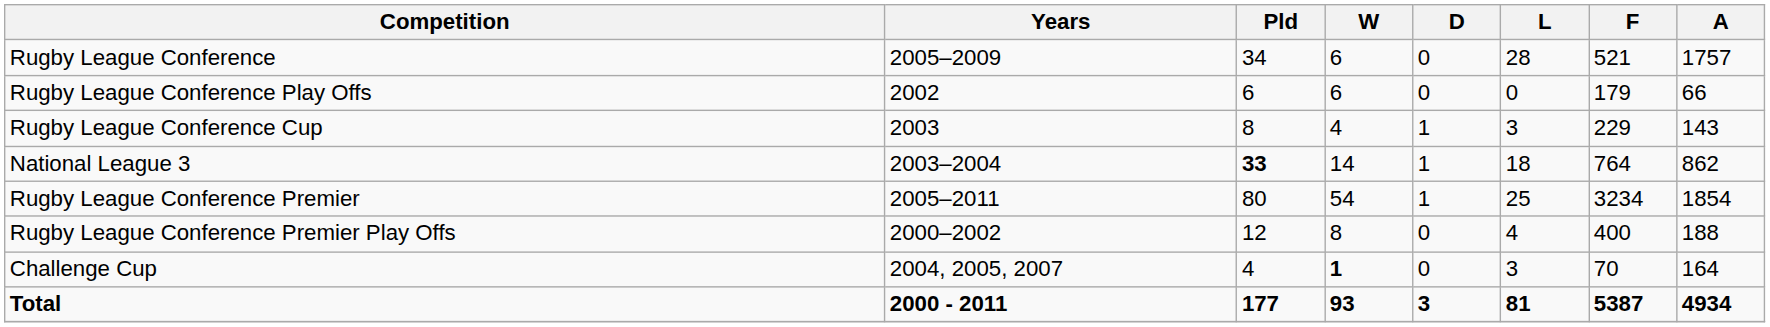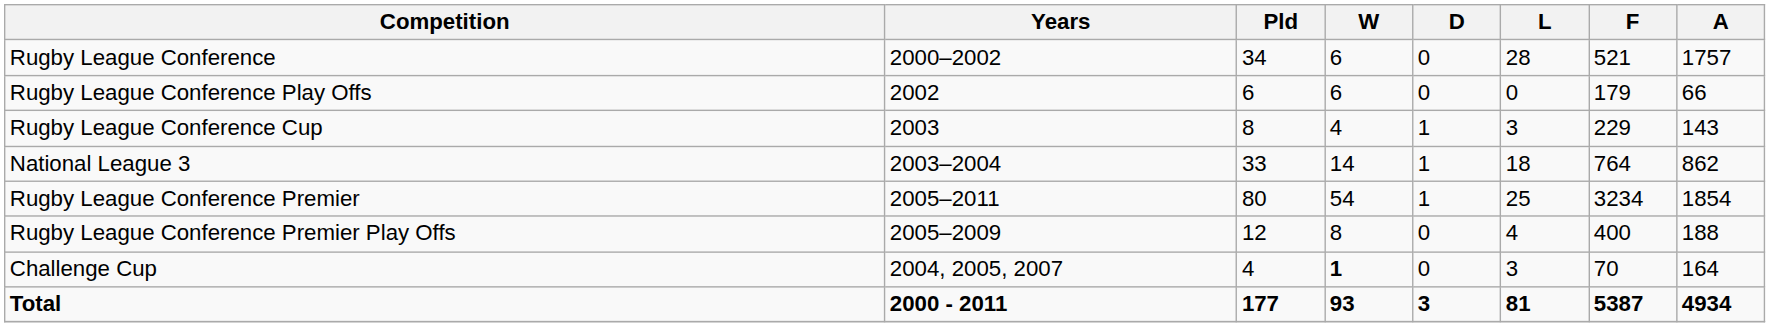(946, 57) 2005–2009 -> (946, 57) 2000–2002
(1254, 163) bold -> (1254, 163) normal
(946, 233) 2000–2002 -> (946, 233) 2005–2009
